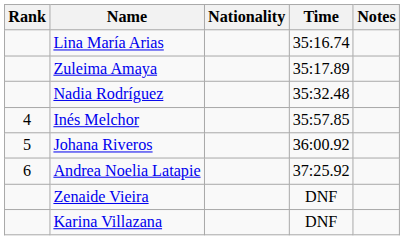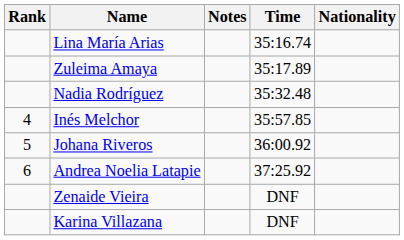columns swapped: (247, 17) <-> (376, 17)
